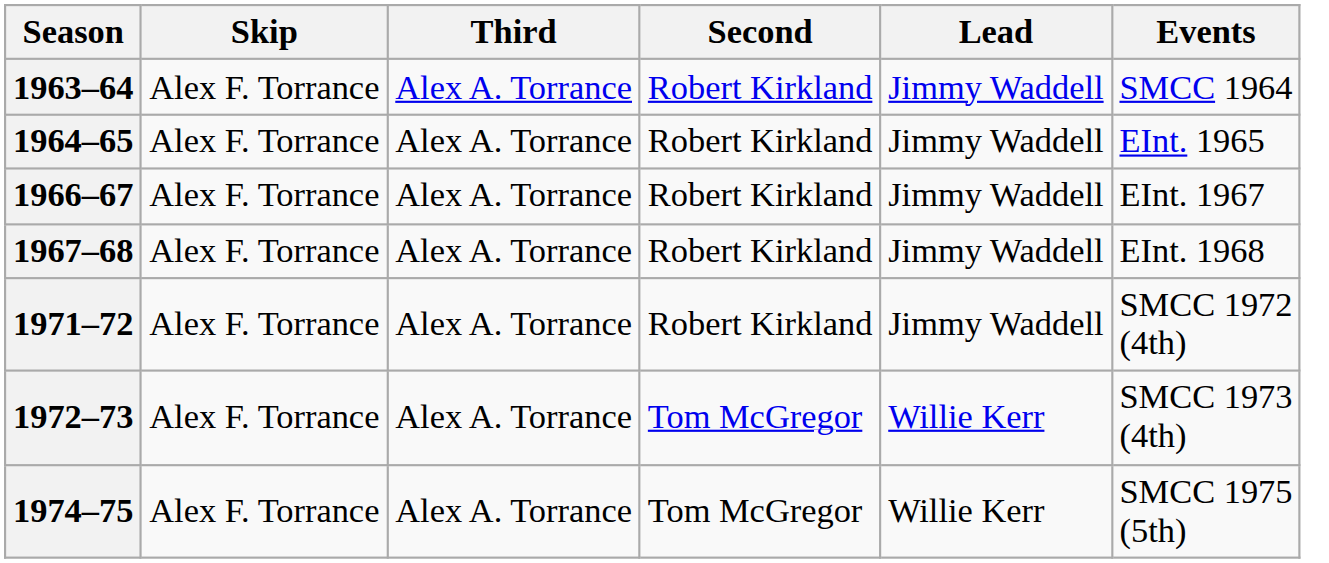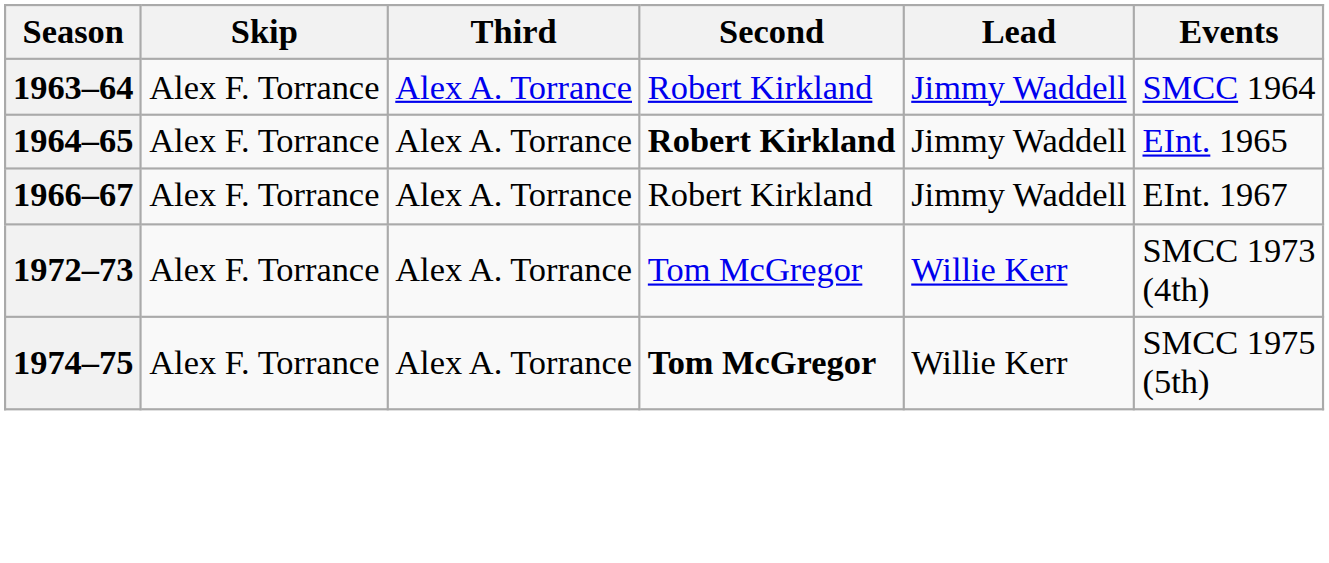(760, 140) normal -> (772, 140) bold
- row: (73, 250)
- row: (73, 323)
(755, 510) normal -> (762, 362) bold
